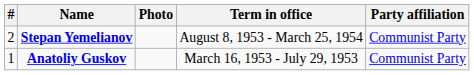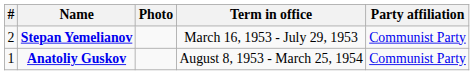(271, 37) August 8, 1953 - March 25, 1954 -> (271, 37) March 16, 1953 - July 29, 1953
(271, 59) March 16, 1953 - July 29, 1953 -> (271, 59) August 8, 1953 - March 25, 1954
